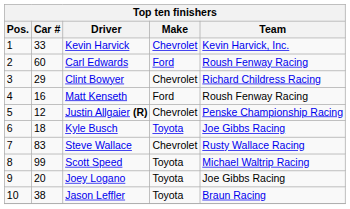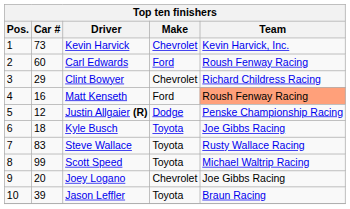(40, 46) 33 -> (40, 46) 73
(255, 96) no background -> (255, 96) lightsalmon background
(175, 113) Chevrolet -> (168, 113) Dodge
(175, 146) Chevrolet -> (168, 146) Toyota
(168, 179) Toyota -> (175, 179) Chevrolet
(40, 196) 38 -> (40, 196) 39
